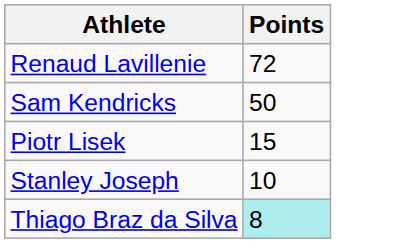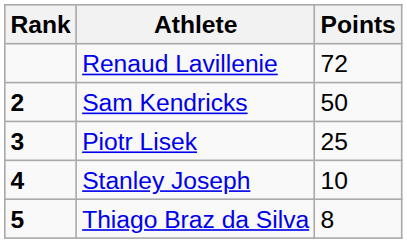+ column: (41, 24)
(263, 141) 15 -> (334, 141) 25
(256, 219) paleturquoise background -> (327, 219) no background
